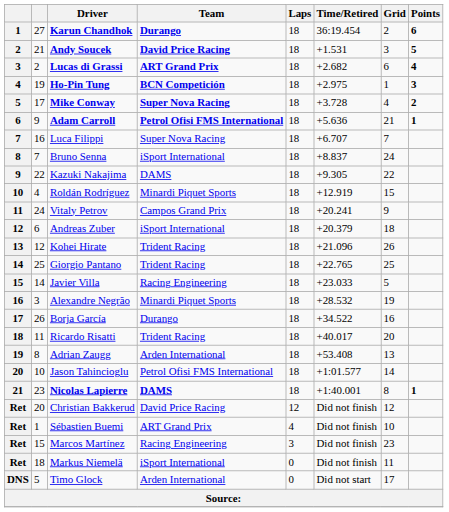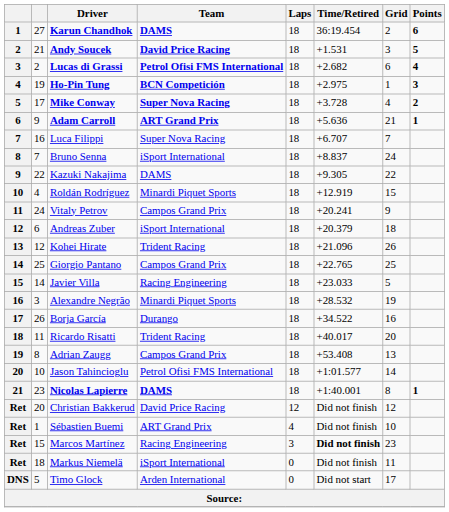(160, 31) Durango -> (156, 31) DAMS
(179, 66) ART Grand Prix -> (212, 66) Petrol Ofisi FMS International
(212, 120) Petrol Ofisi FMS International -> (179, 120) ART Grand Prix
(173, 264) Trident Racing -> (183, 264) Campos Grand Prix
(183, 354) Arden International -> (183, 354) Campos Grand Prix
(347, 443) normal -> (348, 443) bold
